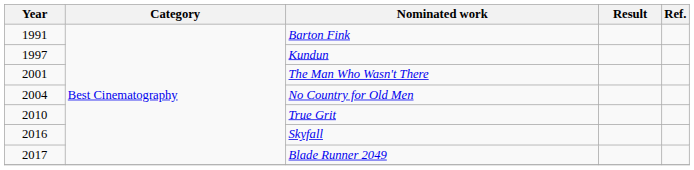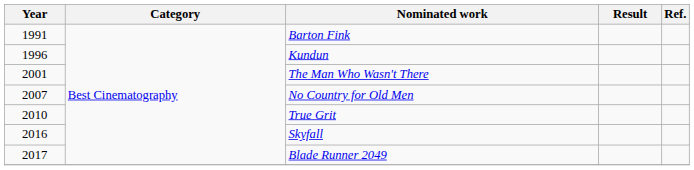(35, 54) 1997 -> (35, 54) 1996
(35, 94) 2004 -> (35, 94) 2007
